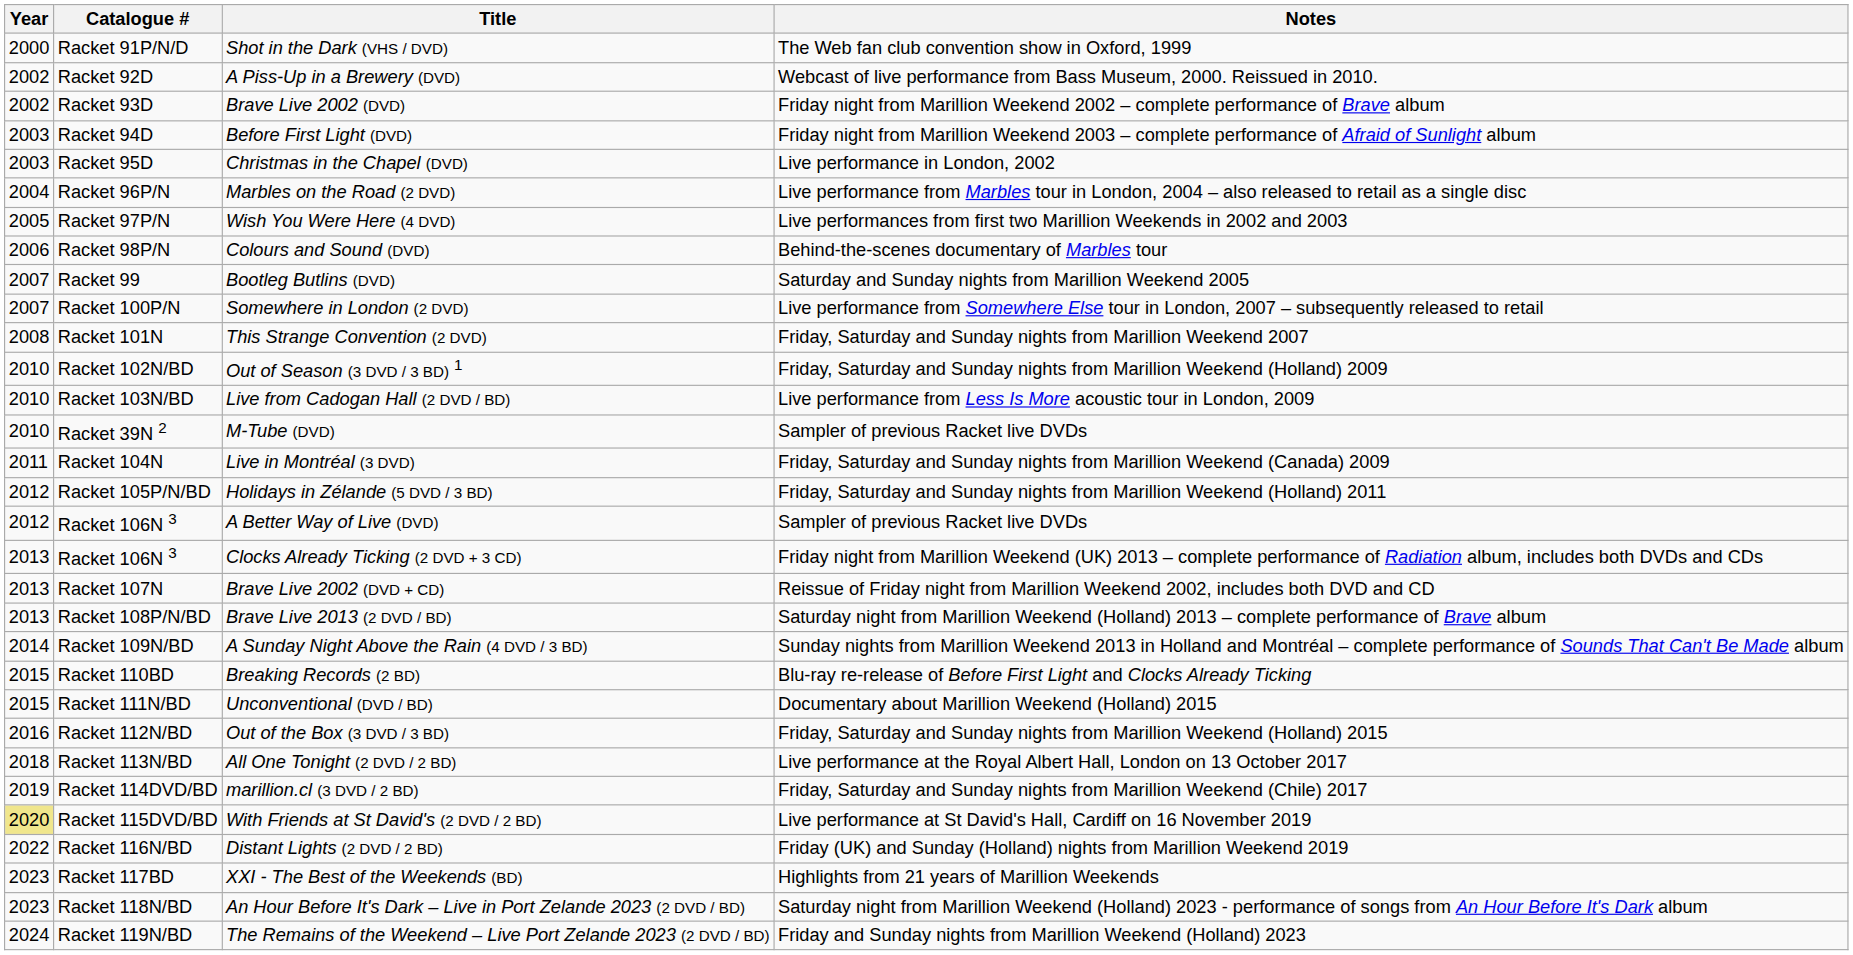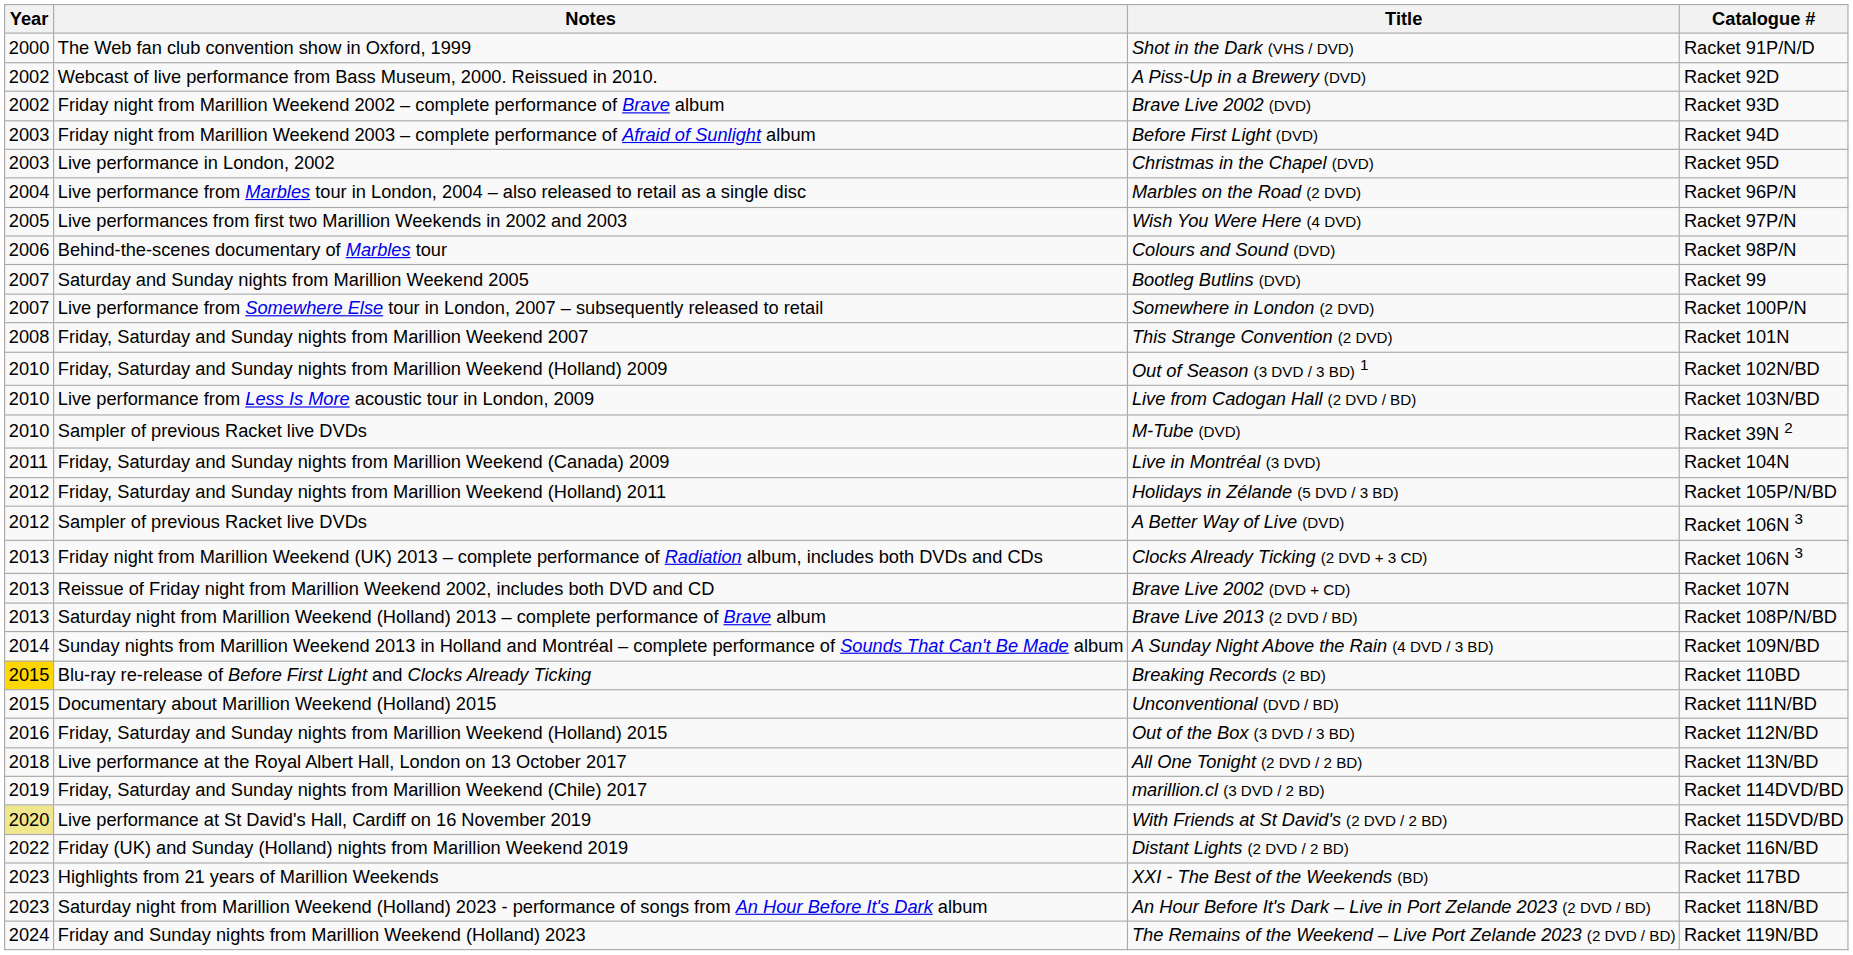columns swapped: (138, 18) <-> (1311, 18)
(29, 675) no background -> (29, 675) gold background
